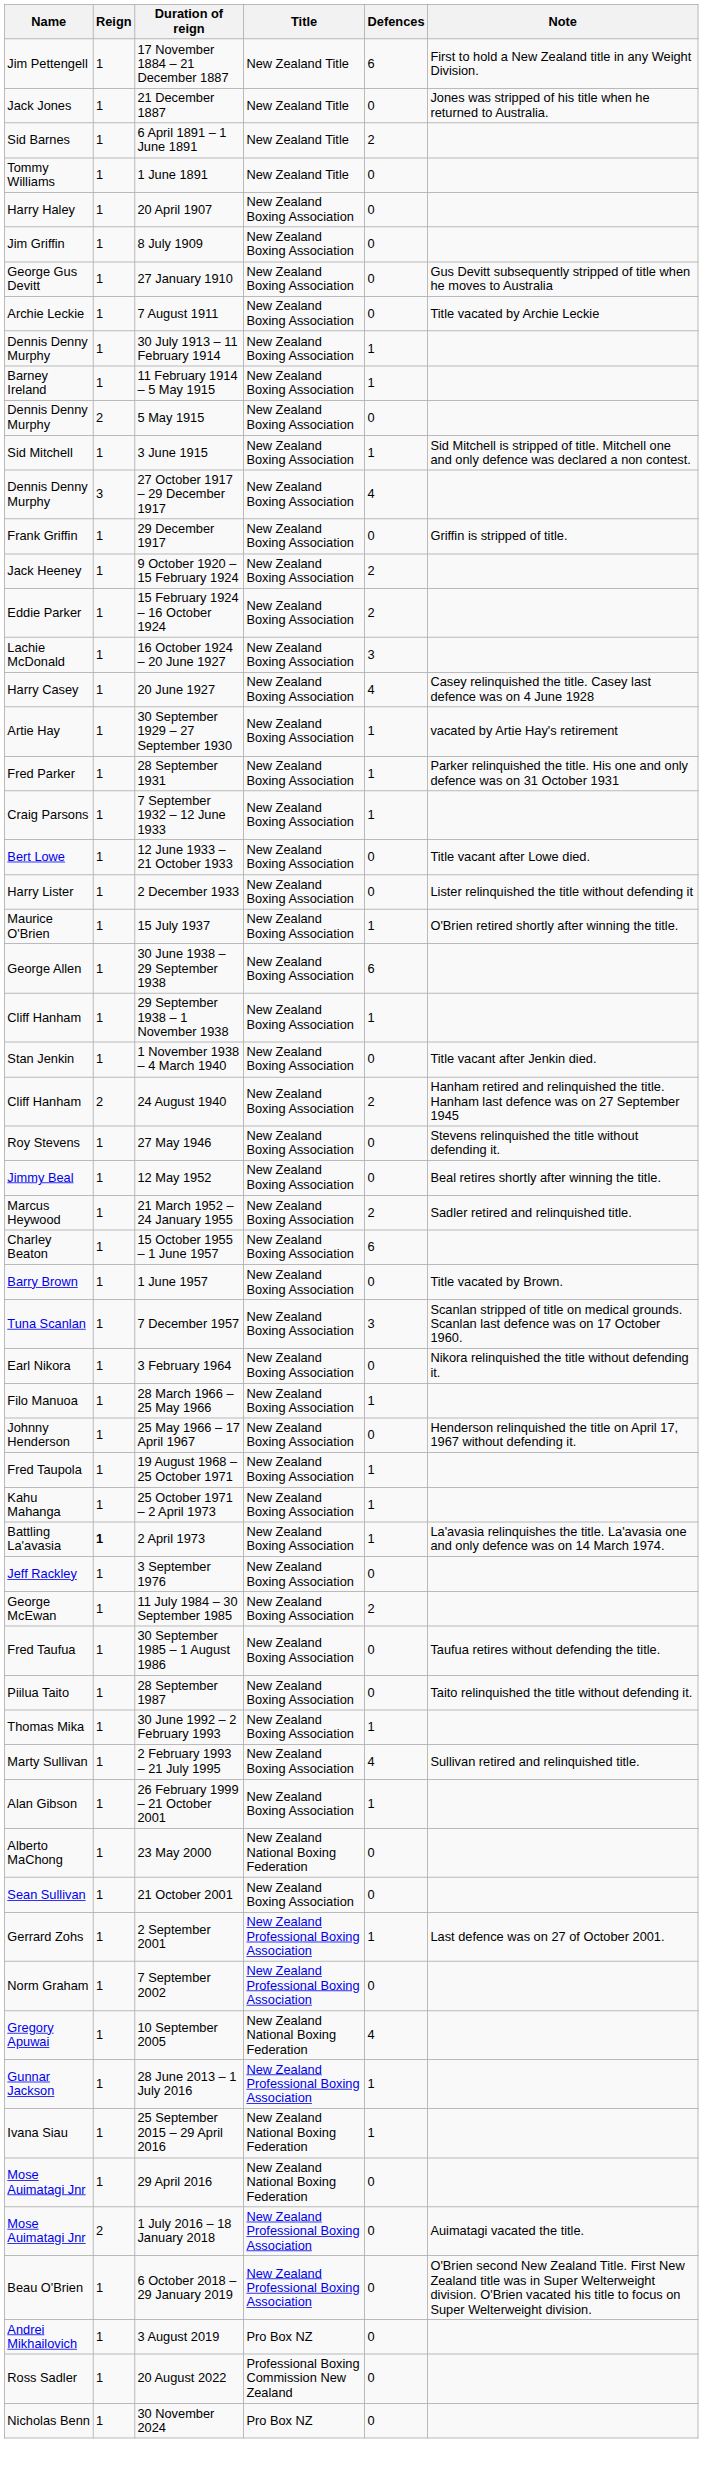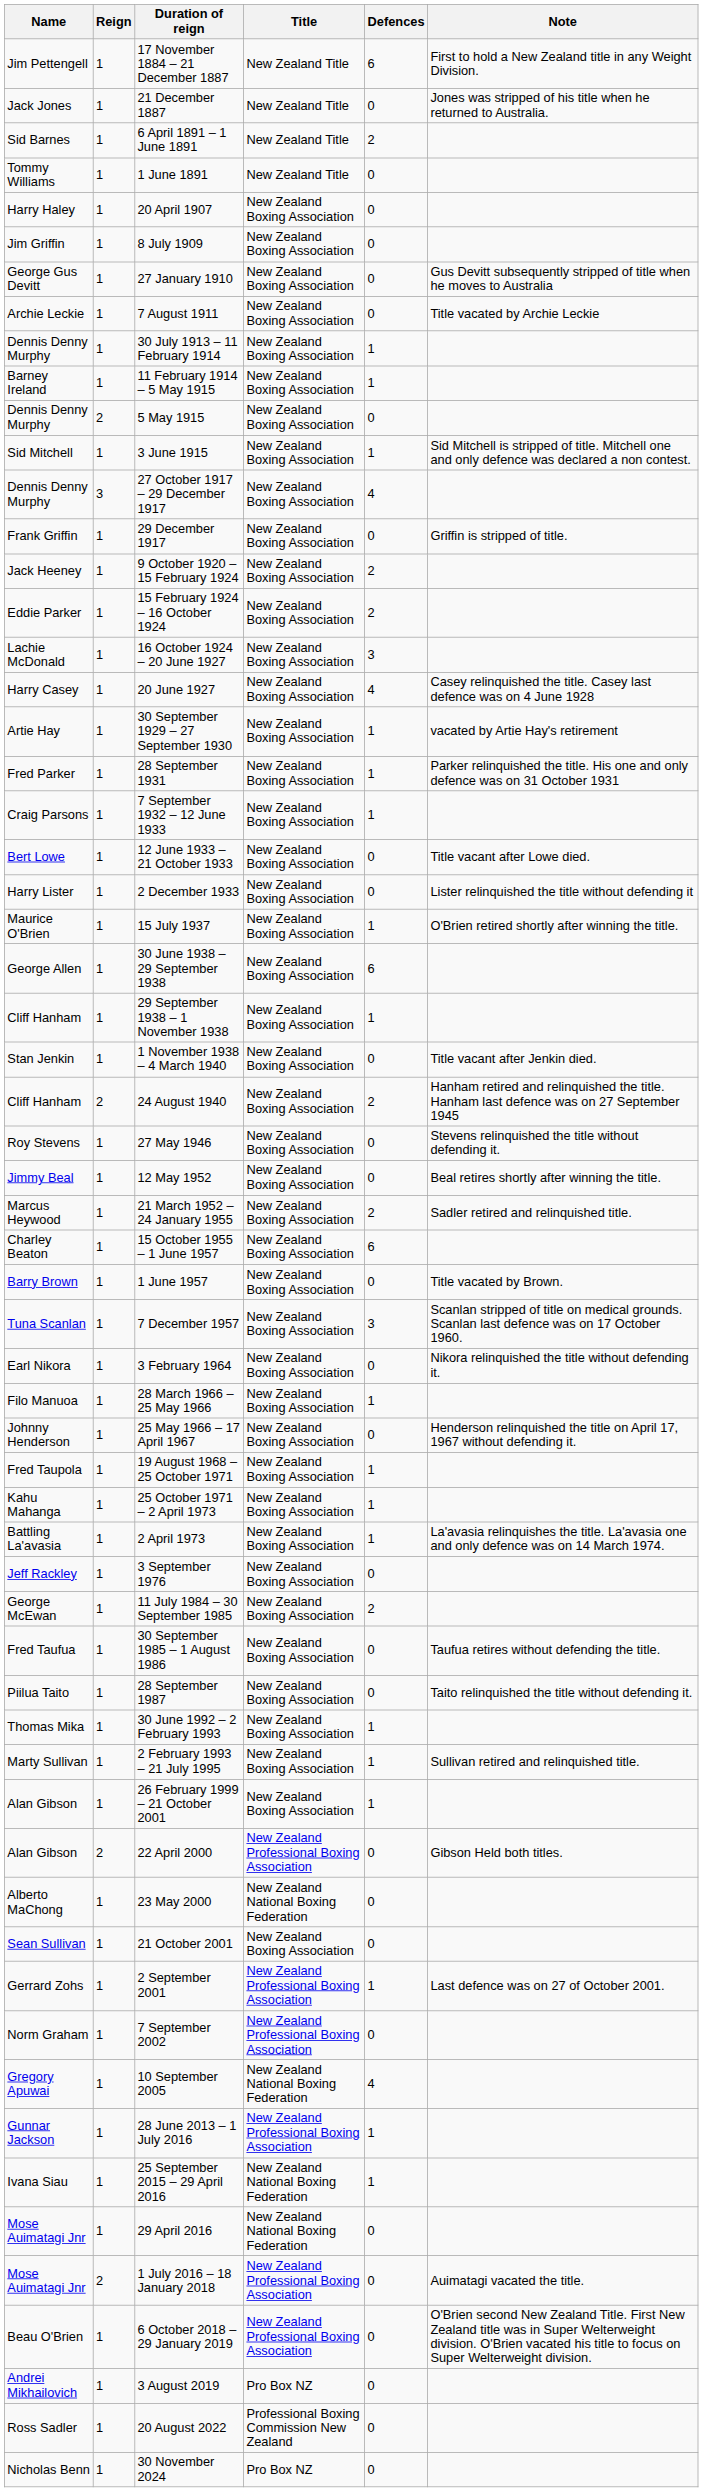(100, 1539) bold -> (100, 1539) normal
(371, 1762) 4 -> (371, 1762) 1
+ row: (175, 1853)
